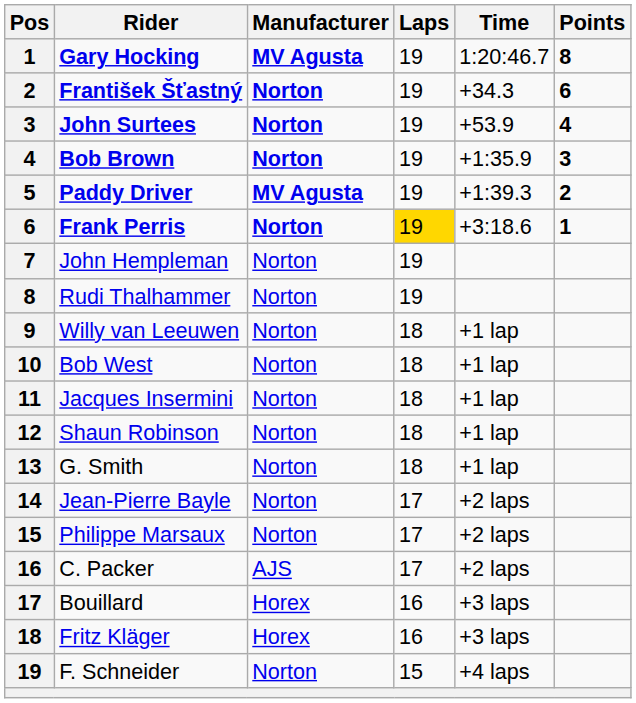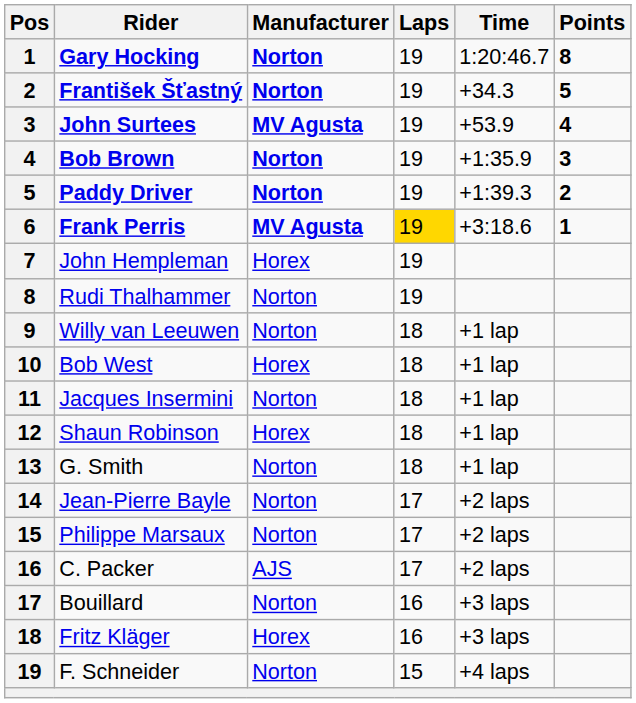(308, 56) MV Agusta -> (288, 56) Norton
(565, 90) 6 -> (565, 90) 5
(288, 124) Norton -> (308, 124) MV Agusta
(308, 193) MV Agusta -> (288, 193) Norton
(288, 227) Norton -> (308, 227) MV Agusta
(285, 261) Norton -> (281, 261) Horex
(285, 364) Norton -> (281, 364) Horex
(285, 432) Norton -> (281, 432) Horex
(281, 603) Horex -> (285, 603) Norton
